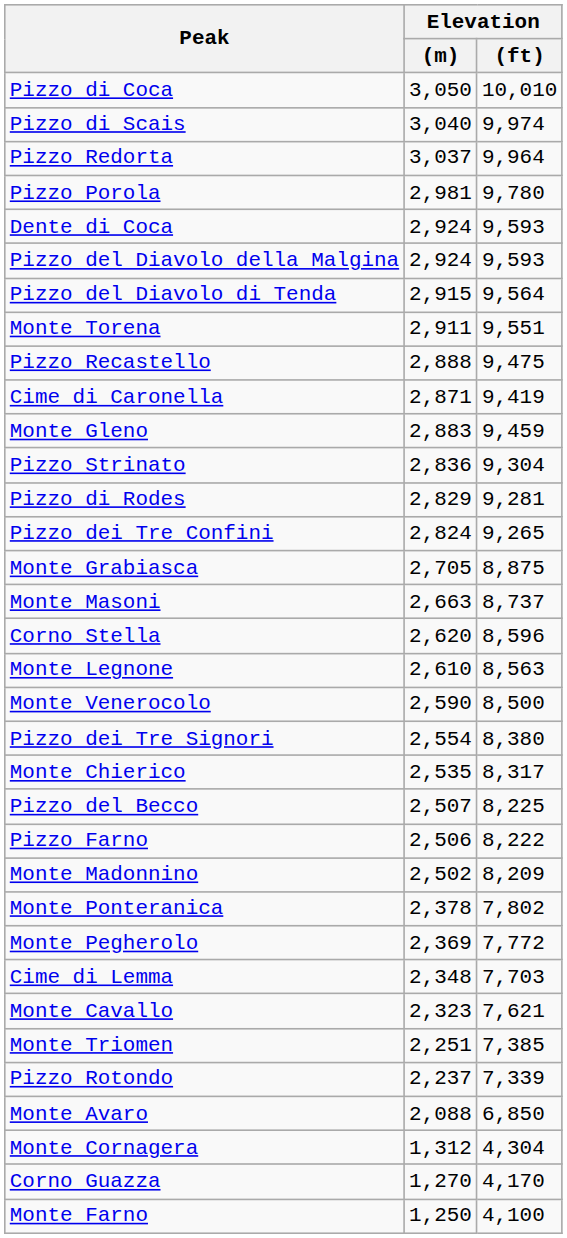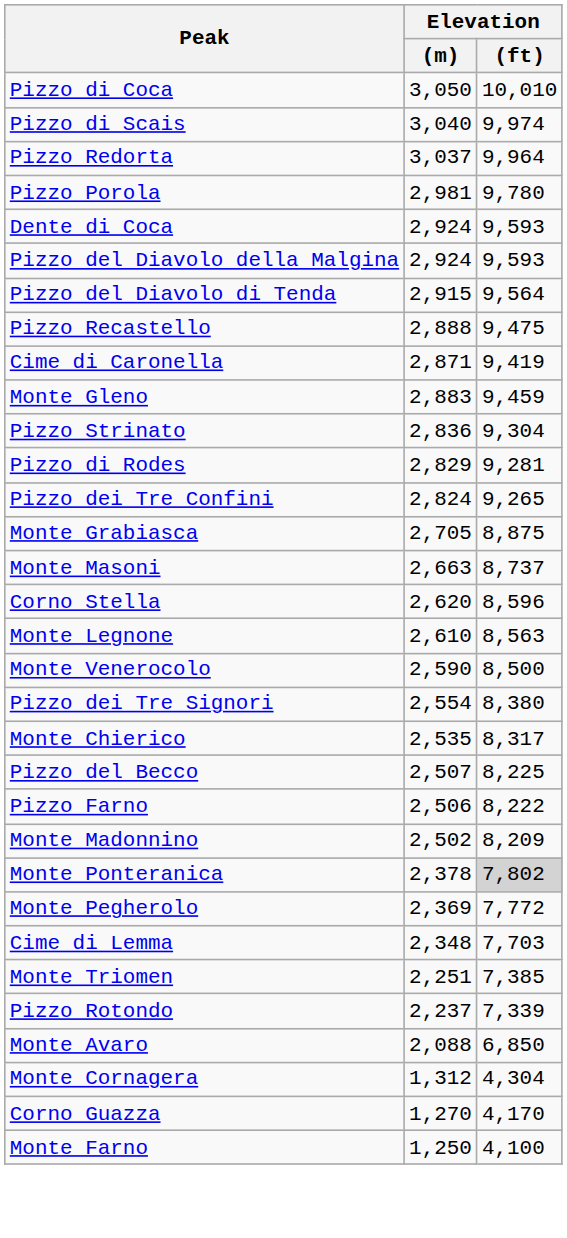- row: (85, 329)
(513, 909) no background -> (513, 875) lightgrey background
- row: (91, 1011)
